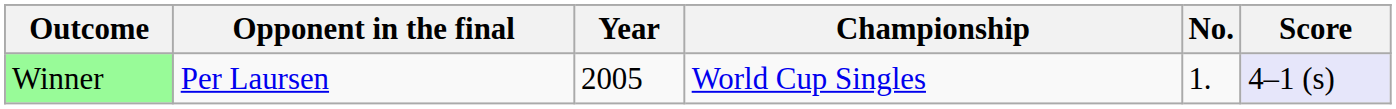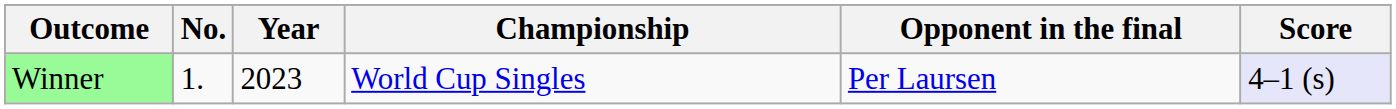columns swapped: (1211, 28) <-> (374, 28)
(612, 77) 2005 -> (271, 77) 2023
